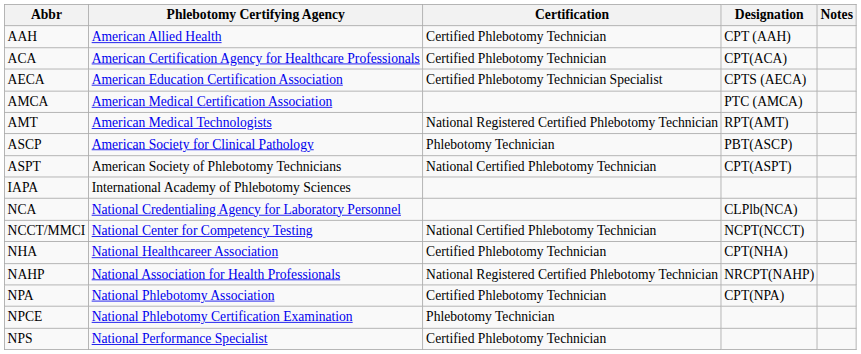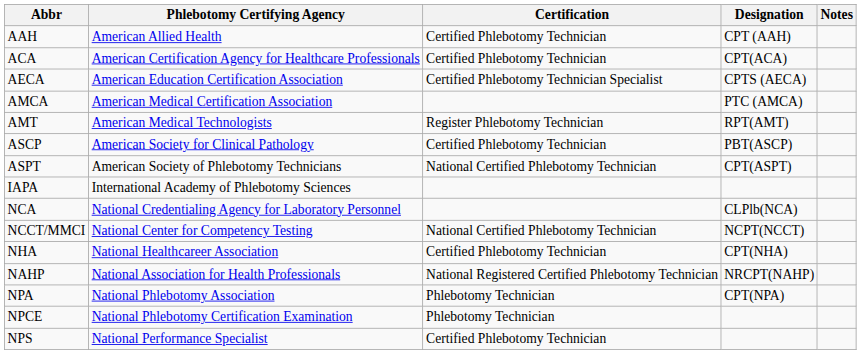(572, 123) National Registered Certified Phlebotomy Technician -> (515, 123) Register Phlebotomy Technician
(490, 144) Phlebotomy Technician -> (516, 144) Certified Phlebotomy Technician
(516, 295) Certified Phlebotomy Technician -> (490, 295) Phlebotomy Technician
